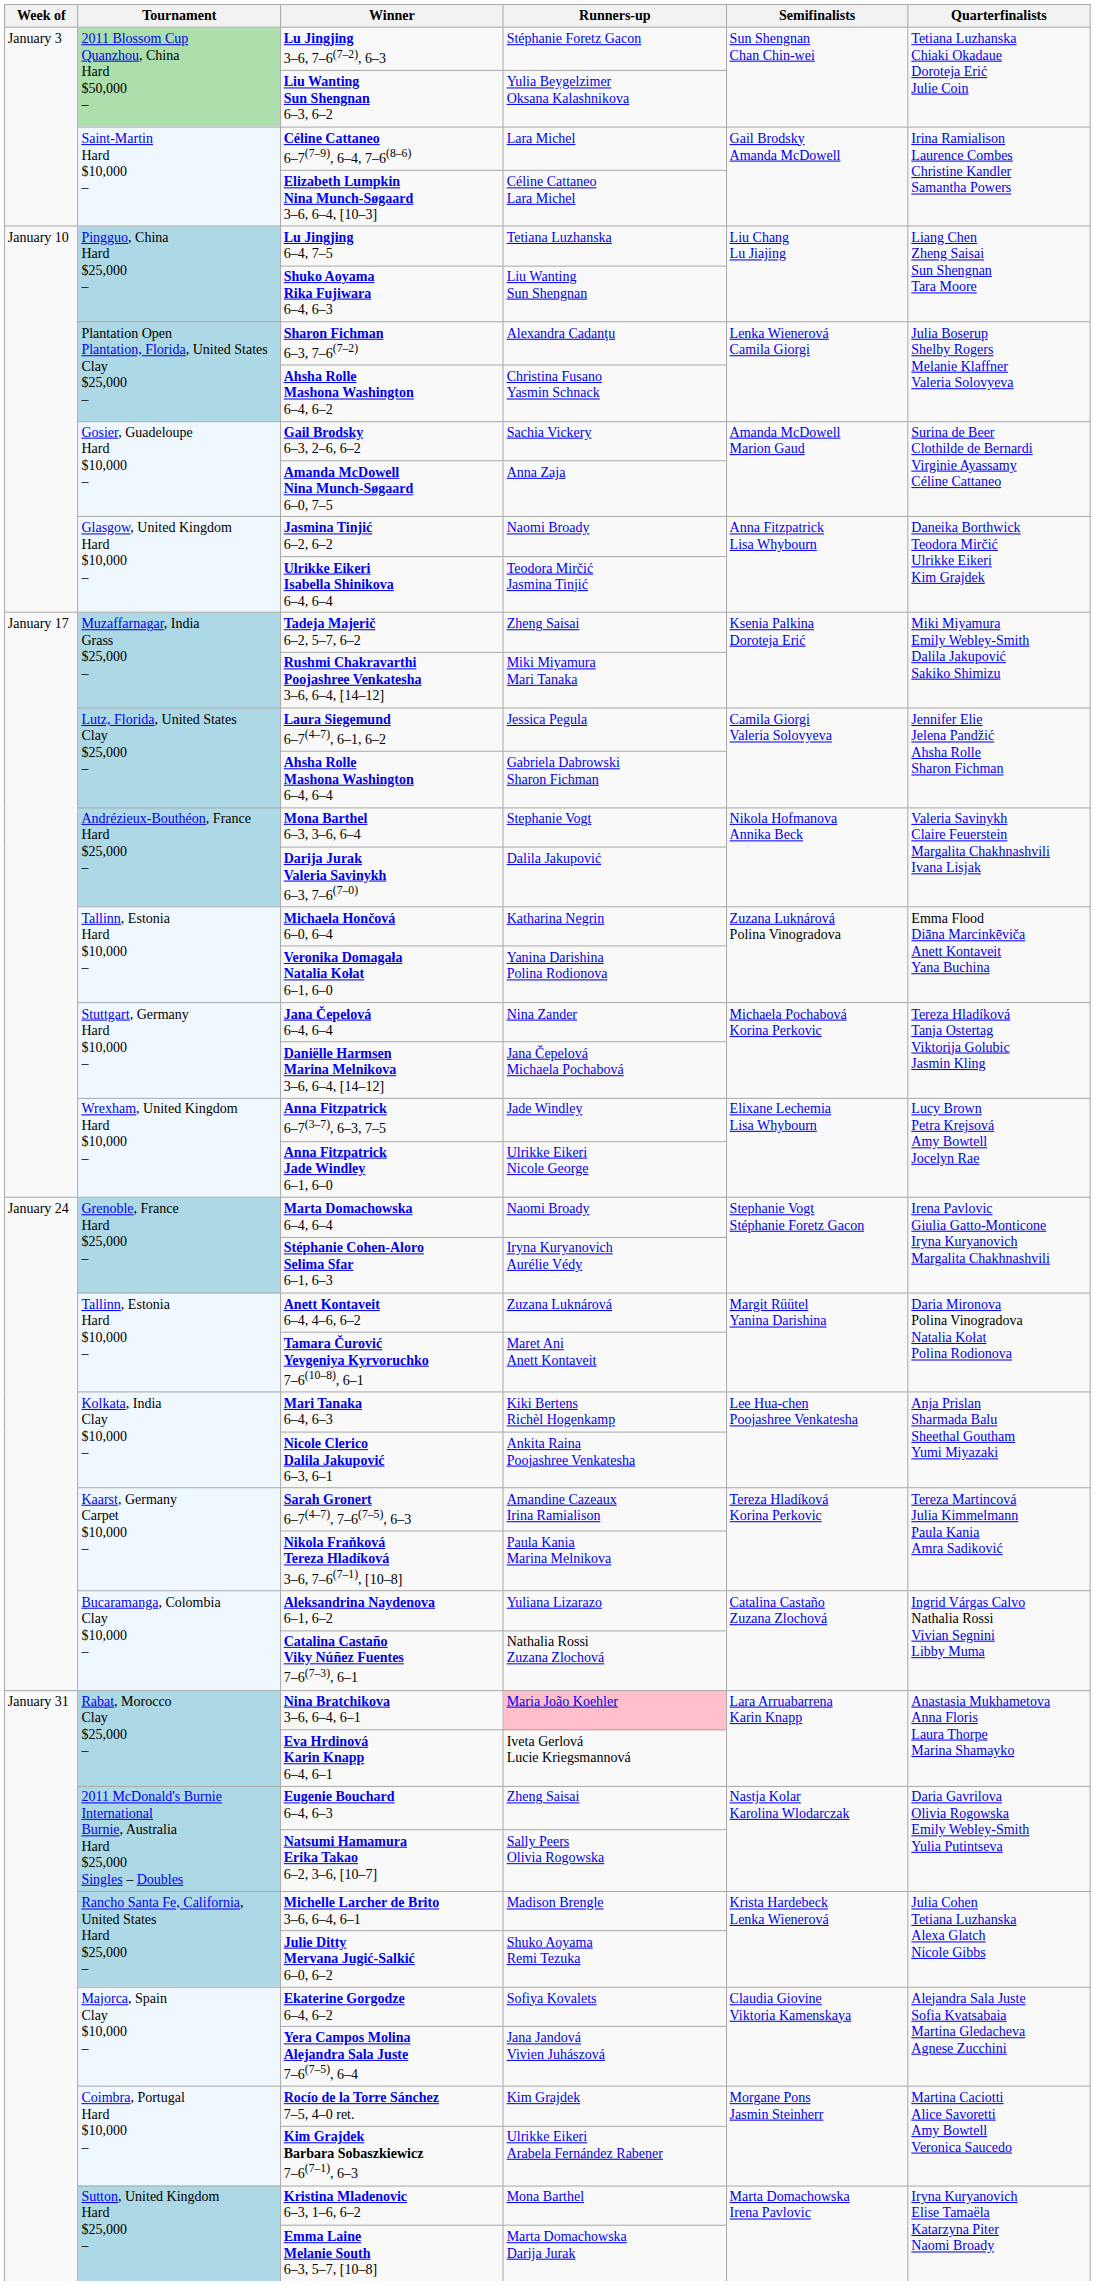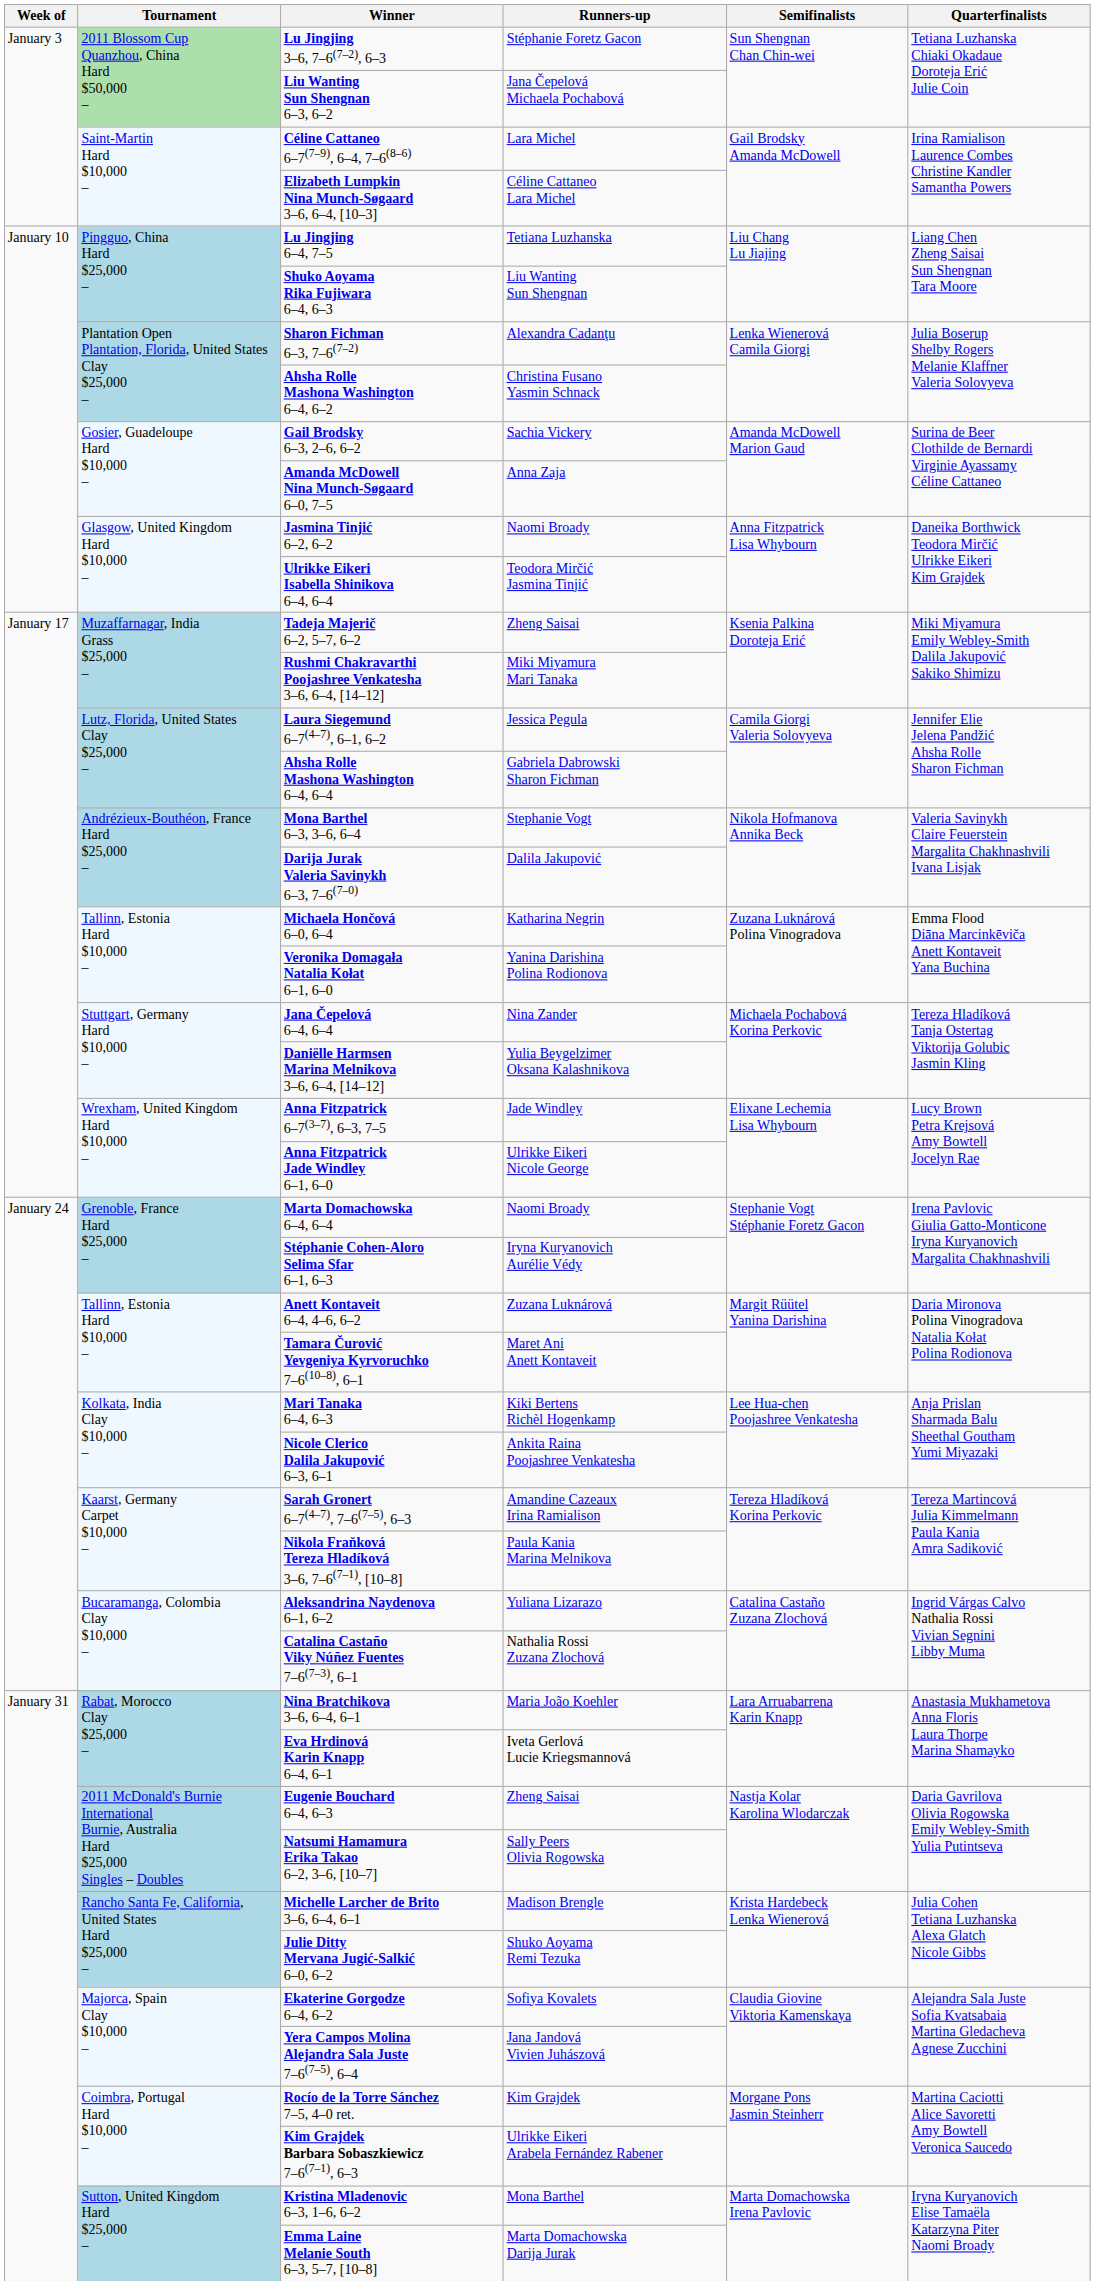(568, 90) Yulia Beygelzimer Oksana Kalashnikova -> (565, 90) Jana Čepelová Michaela Pochabová
(565, 1061) Jana Čepelová Michaela Pochabová -> (568, 1061) Yulia Beygelzimer Oksana Kalashnikova
(562, 1701) pink background -> (562, 1701) no background
